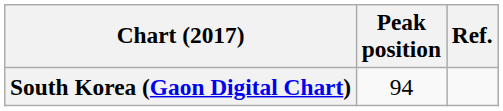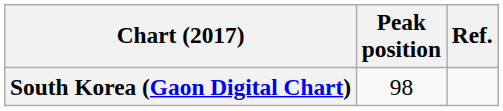(401, 86) 94 -> (401, 86) 98
